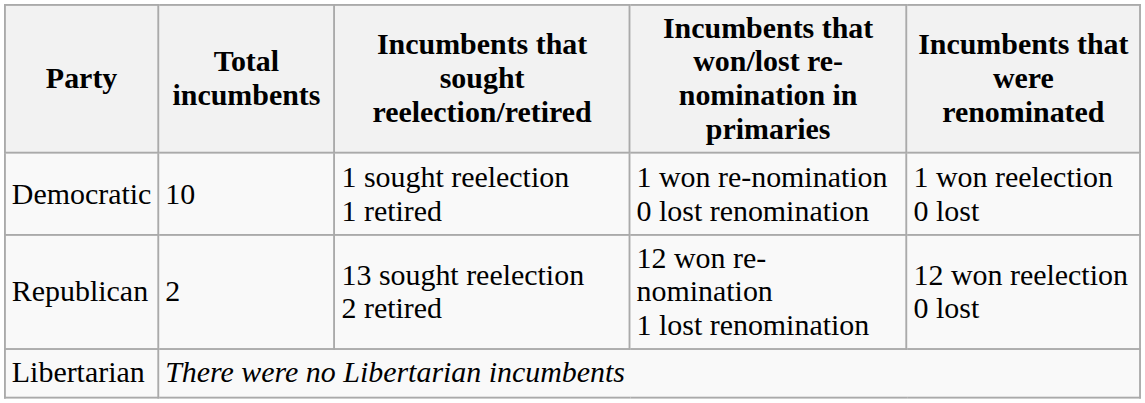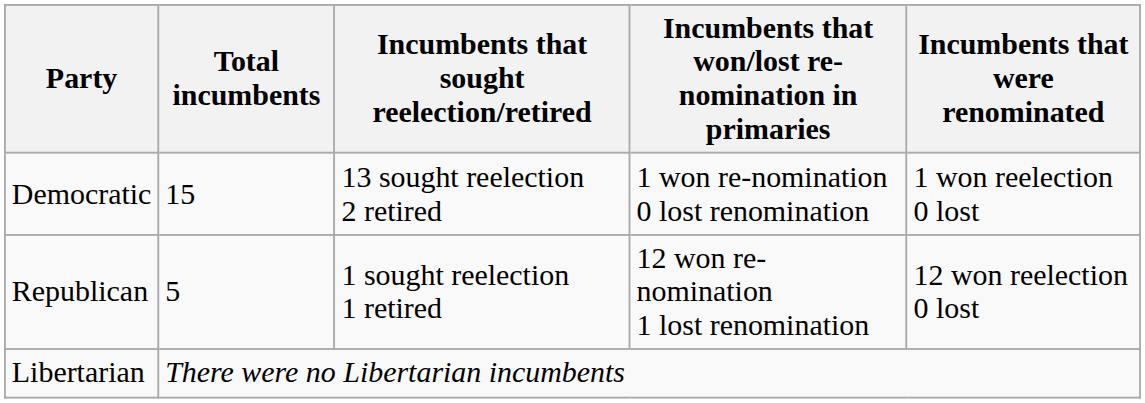(180, 193) 10 -> (180, 193) 15
(455, 193) 1 sought reelection 1 retired -> (463, 193) 13 sought reelection 2 retired
(173, 291) 2 -> (173, 291) 5
(463, 291) 13 sought reelection 2 retired -> (455, 291) 1 sought reelection 1 retired
